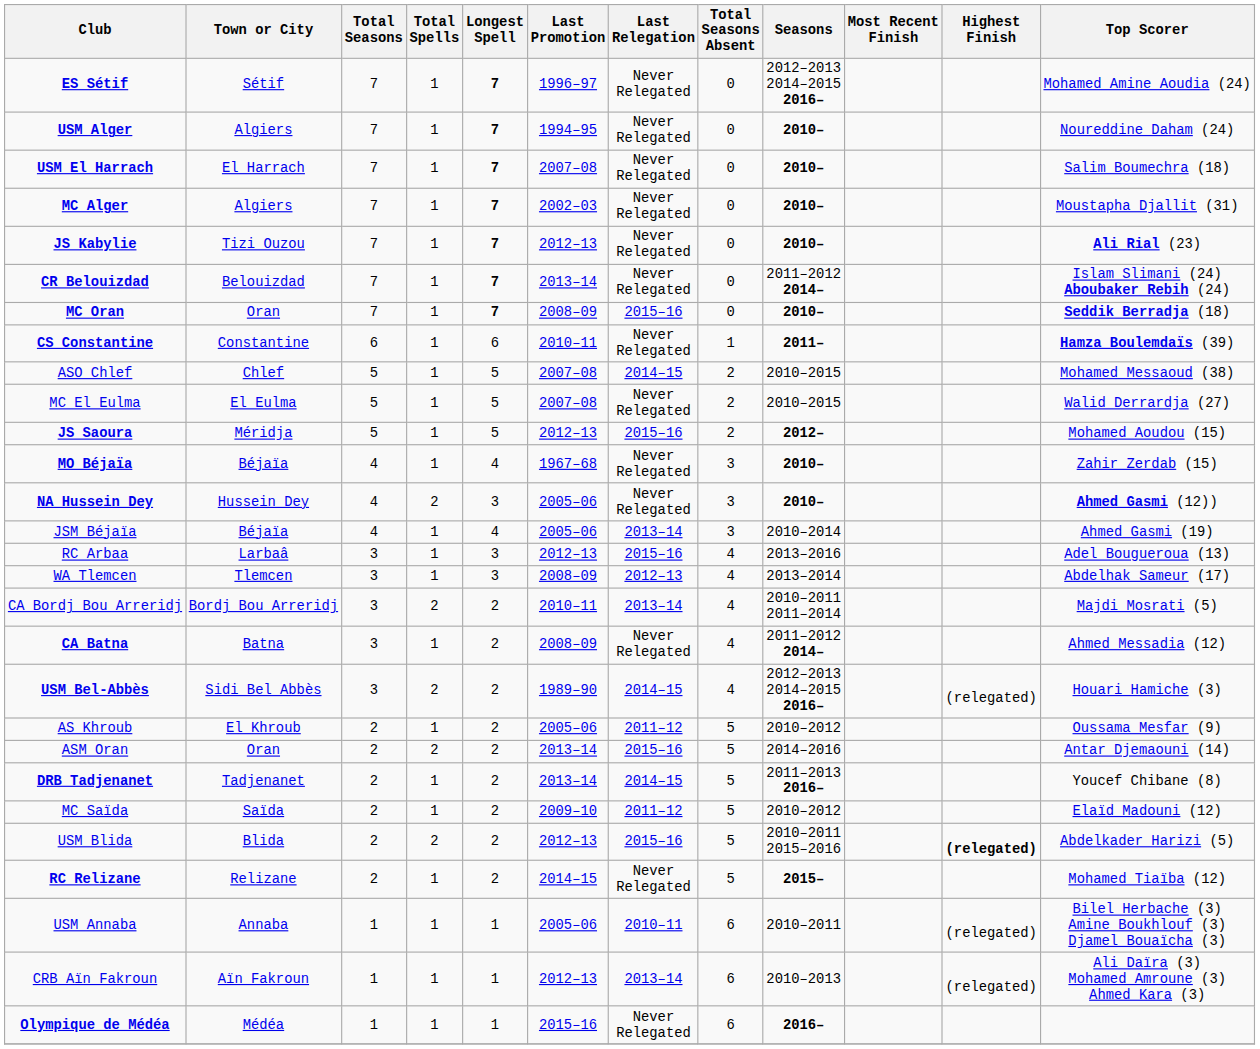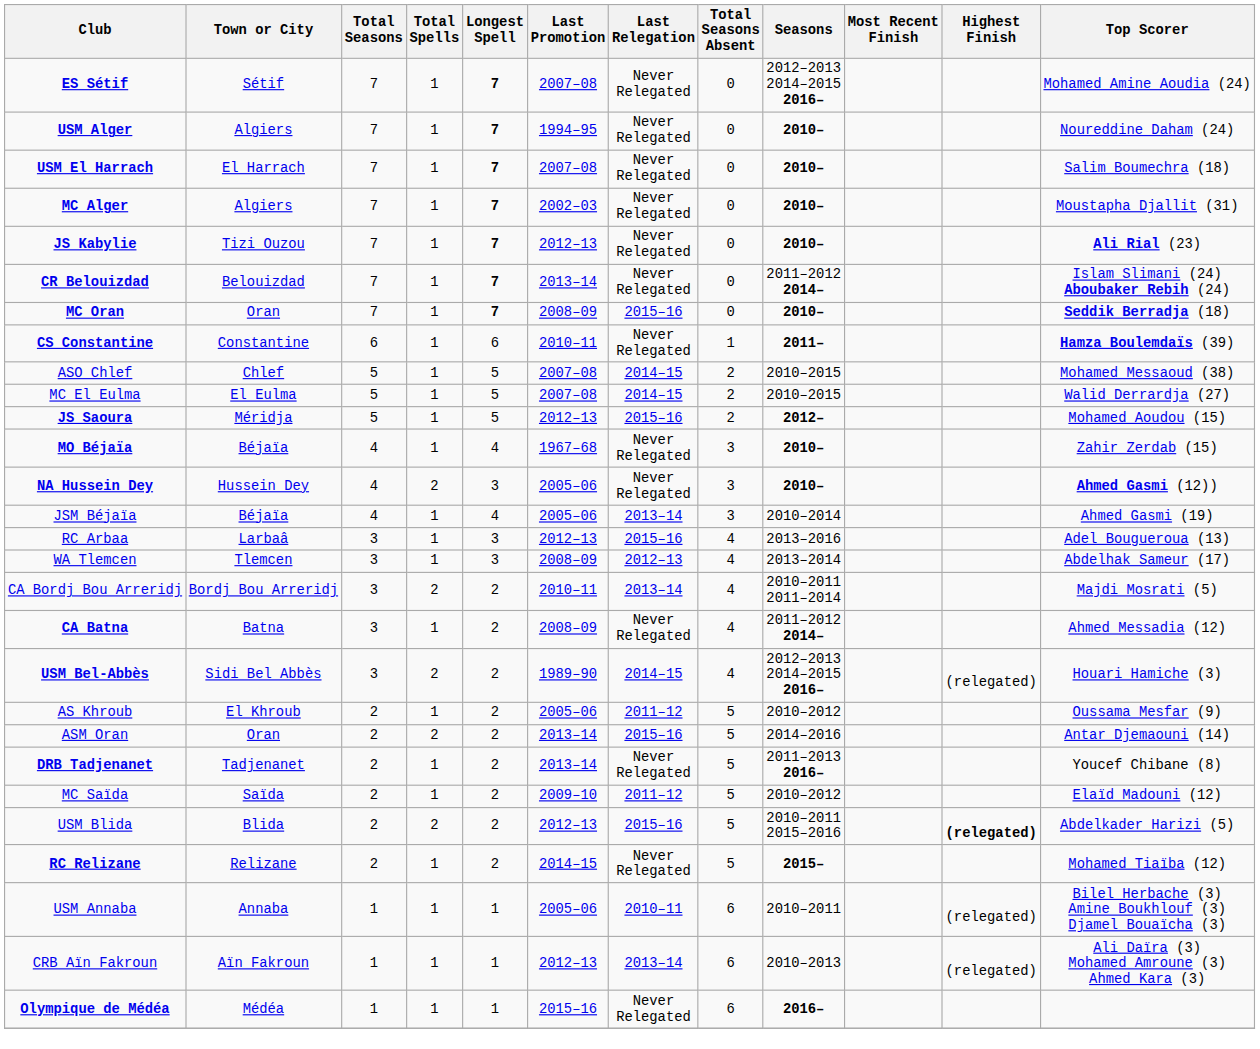(568, 85) 1996–97 -> (568, 85) 2007–08
(653, 404) Never Relegated -> (653, 396) 2014–15
(653, 782) 2014–15 -> (653, 766) Never Relegated
